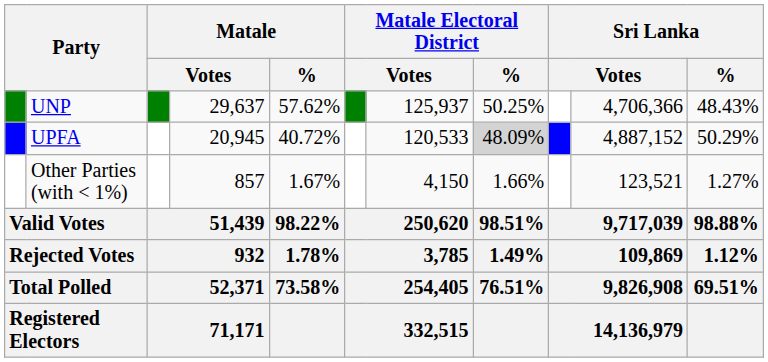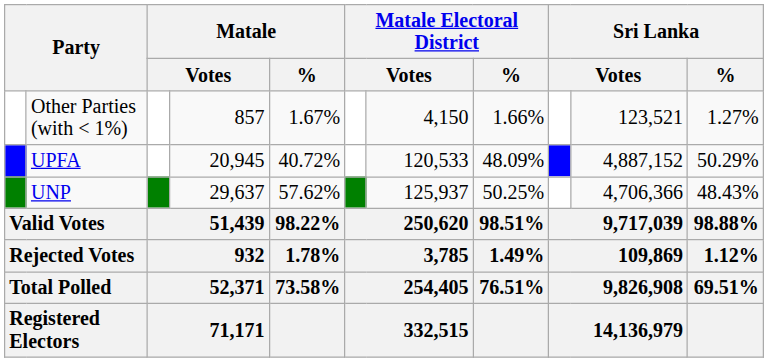rows swapped: (51, 106) <-> (83, 180)
(513, 138) lightgrey background -> (513, 160) no background
